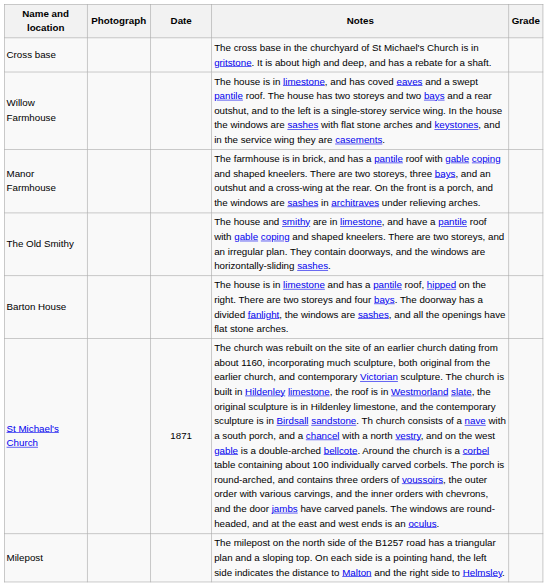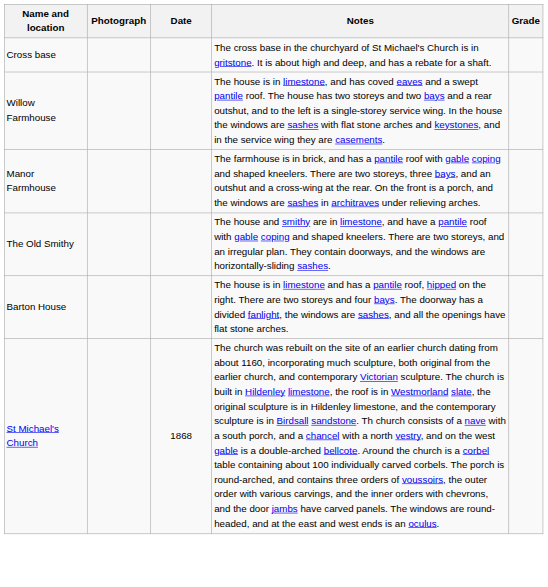(181, 436) 1871 -> (181, 436) 1868
- row: (25, 557)
